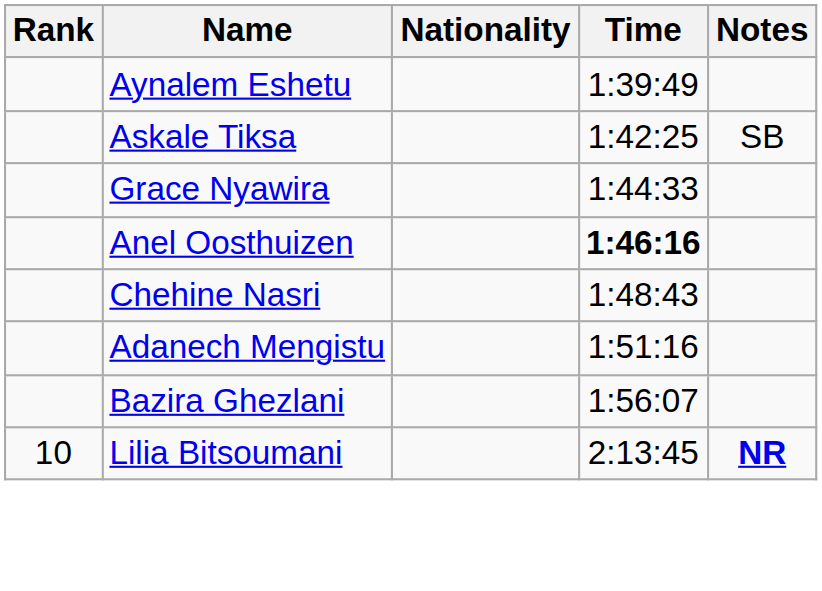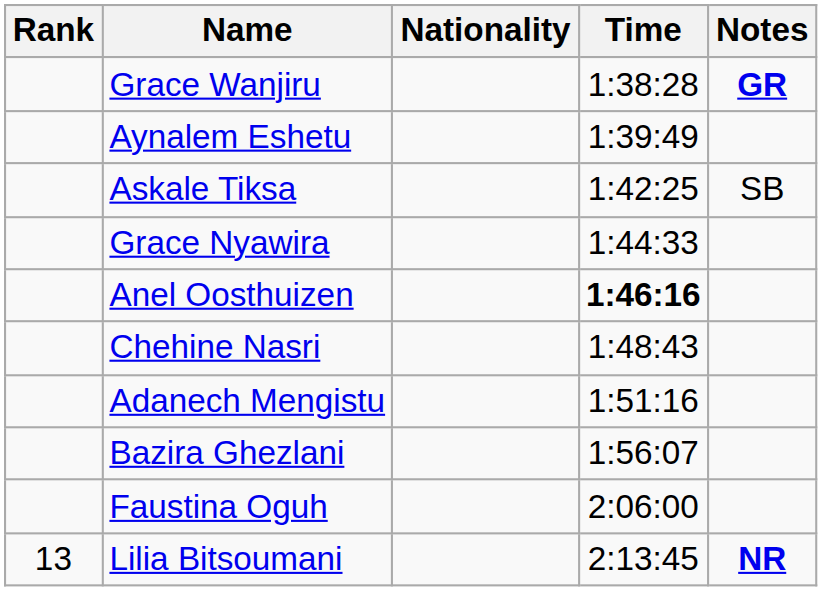+ row: (215, 83)
+ row: (219, 505)
(53, 453) 10 -> (53, 558) 13
